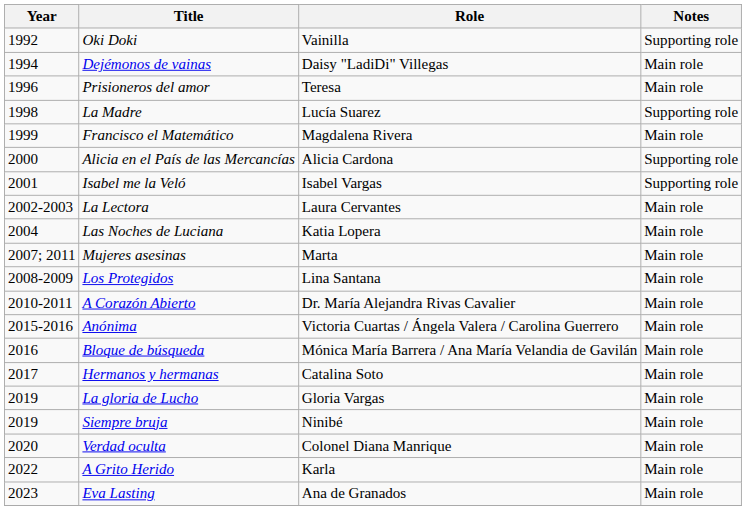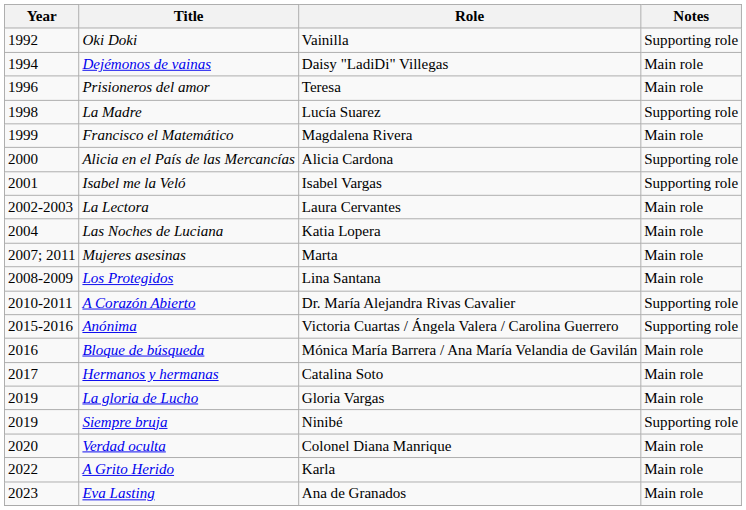(674, 302) Main role -> (691, 302) Supporting role
(674, 326) Main role -> (691, 326) Supporting role
(674, 421) Main role -> (691, 421) Supporting role
